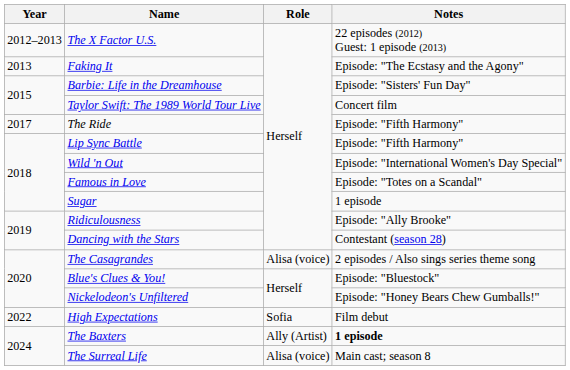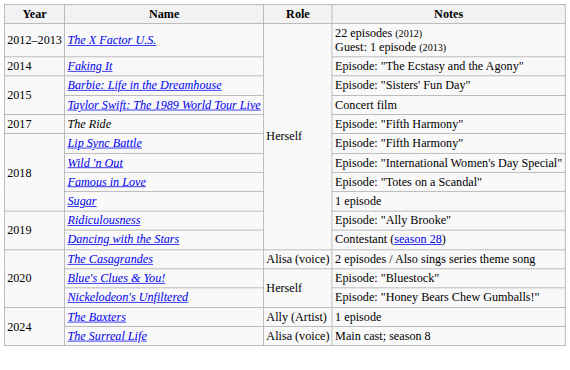(19, 66) 2013 -> (19, 66) 2014
- row: (113, 317)
(359, 336) bold -> (358, 317) normal
